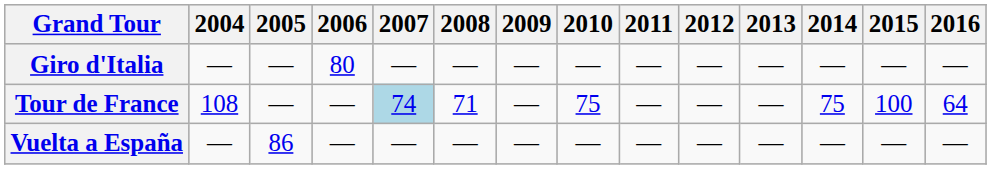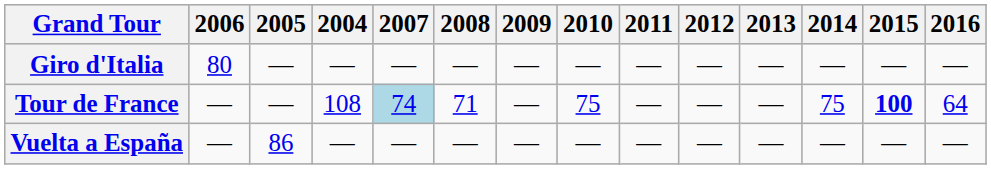columns swapped: (219, 24) <-> (342, 24)
(894, 103) normal -> (894, 103) bold
